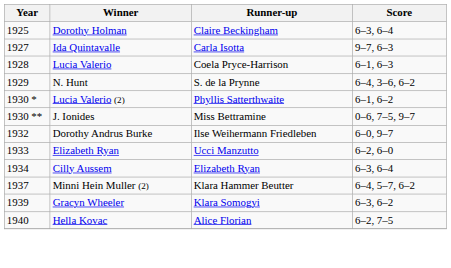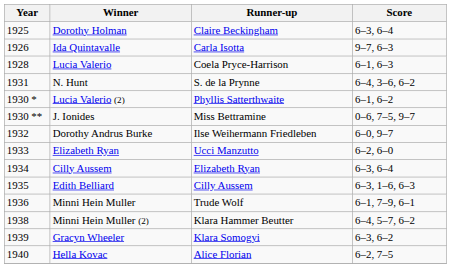(18, 47) 1927 -> (18, 47) 1926
(18, 82) 1929 -> (18, 82) 1931
+ row: (83, 185)
+ row: (94, 202)
(18, 185) 1937 -> (18, 220) 1938
